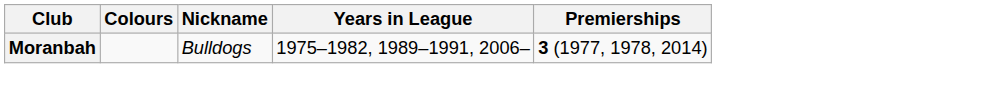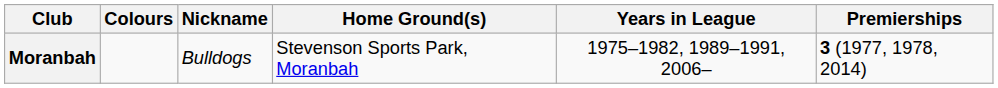+ column: (414, 18)
